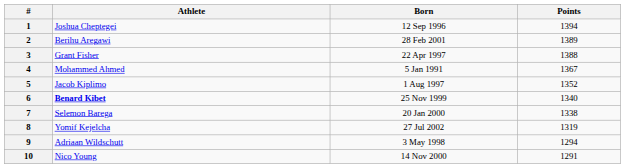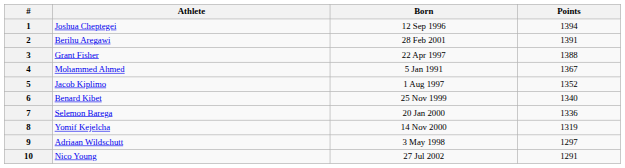(569, 41) 1389 -> (569, 41) 1391
(80, 99) bold -> (78, 99) normal
(569, 113) 1338 -> (569, 113) 1336
(424, 128) 27 Jul 2002 -> (424, 128) 14 Nov 2000
(569, 142) 1294 -> (569, 142) 1297
(424, 157) 14 Nov 2000 -> (424, 157) 27 Jul 2002
